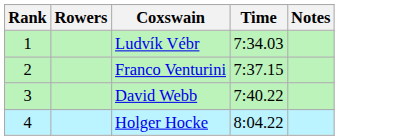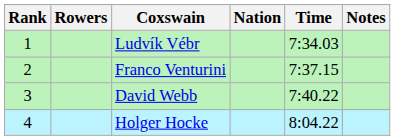+ column: (257, 17)
